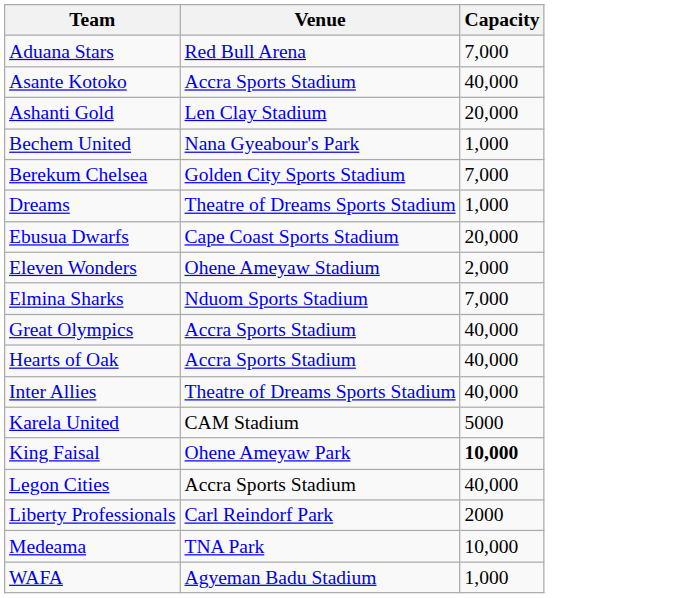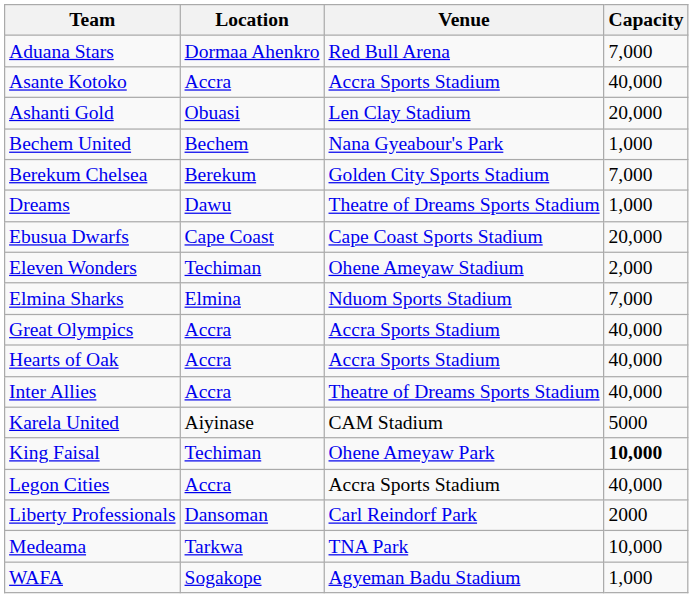+ column: (252, 19)
